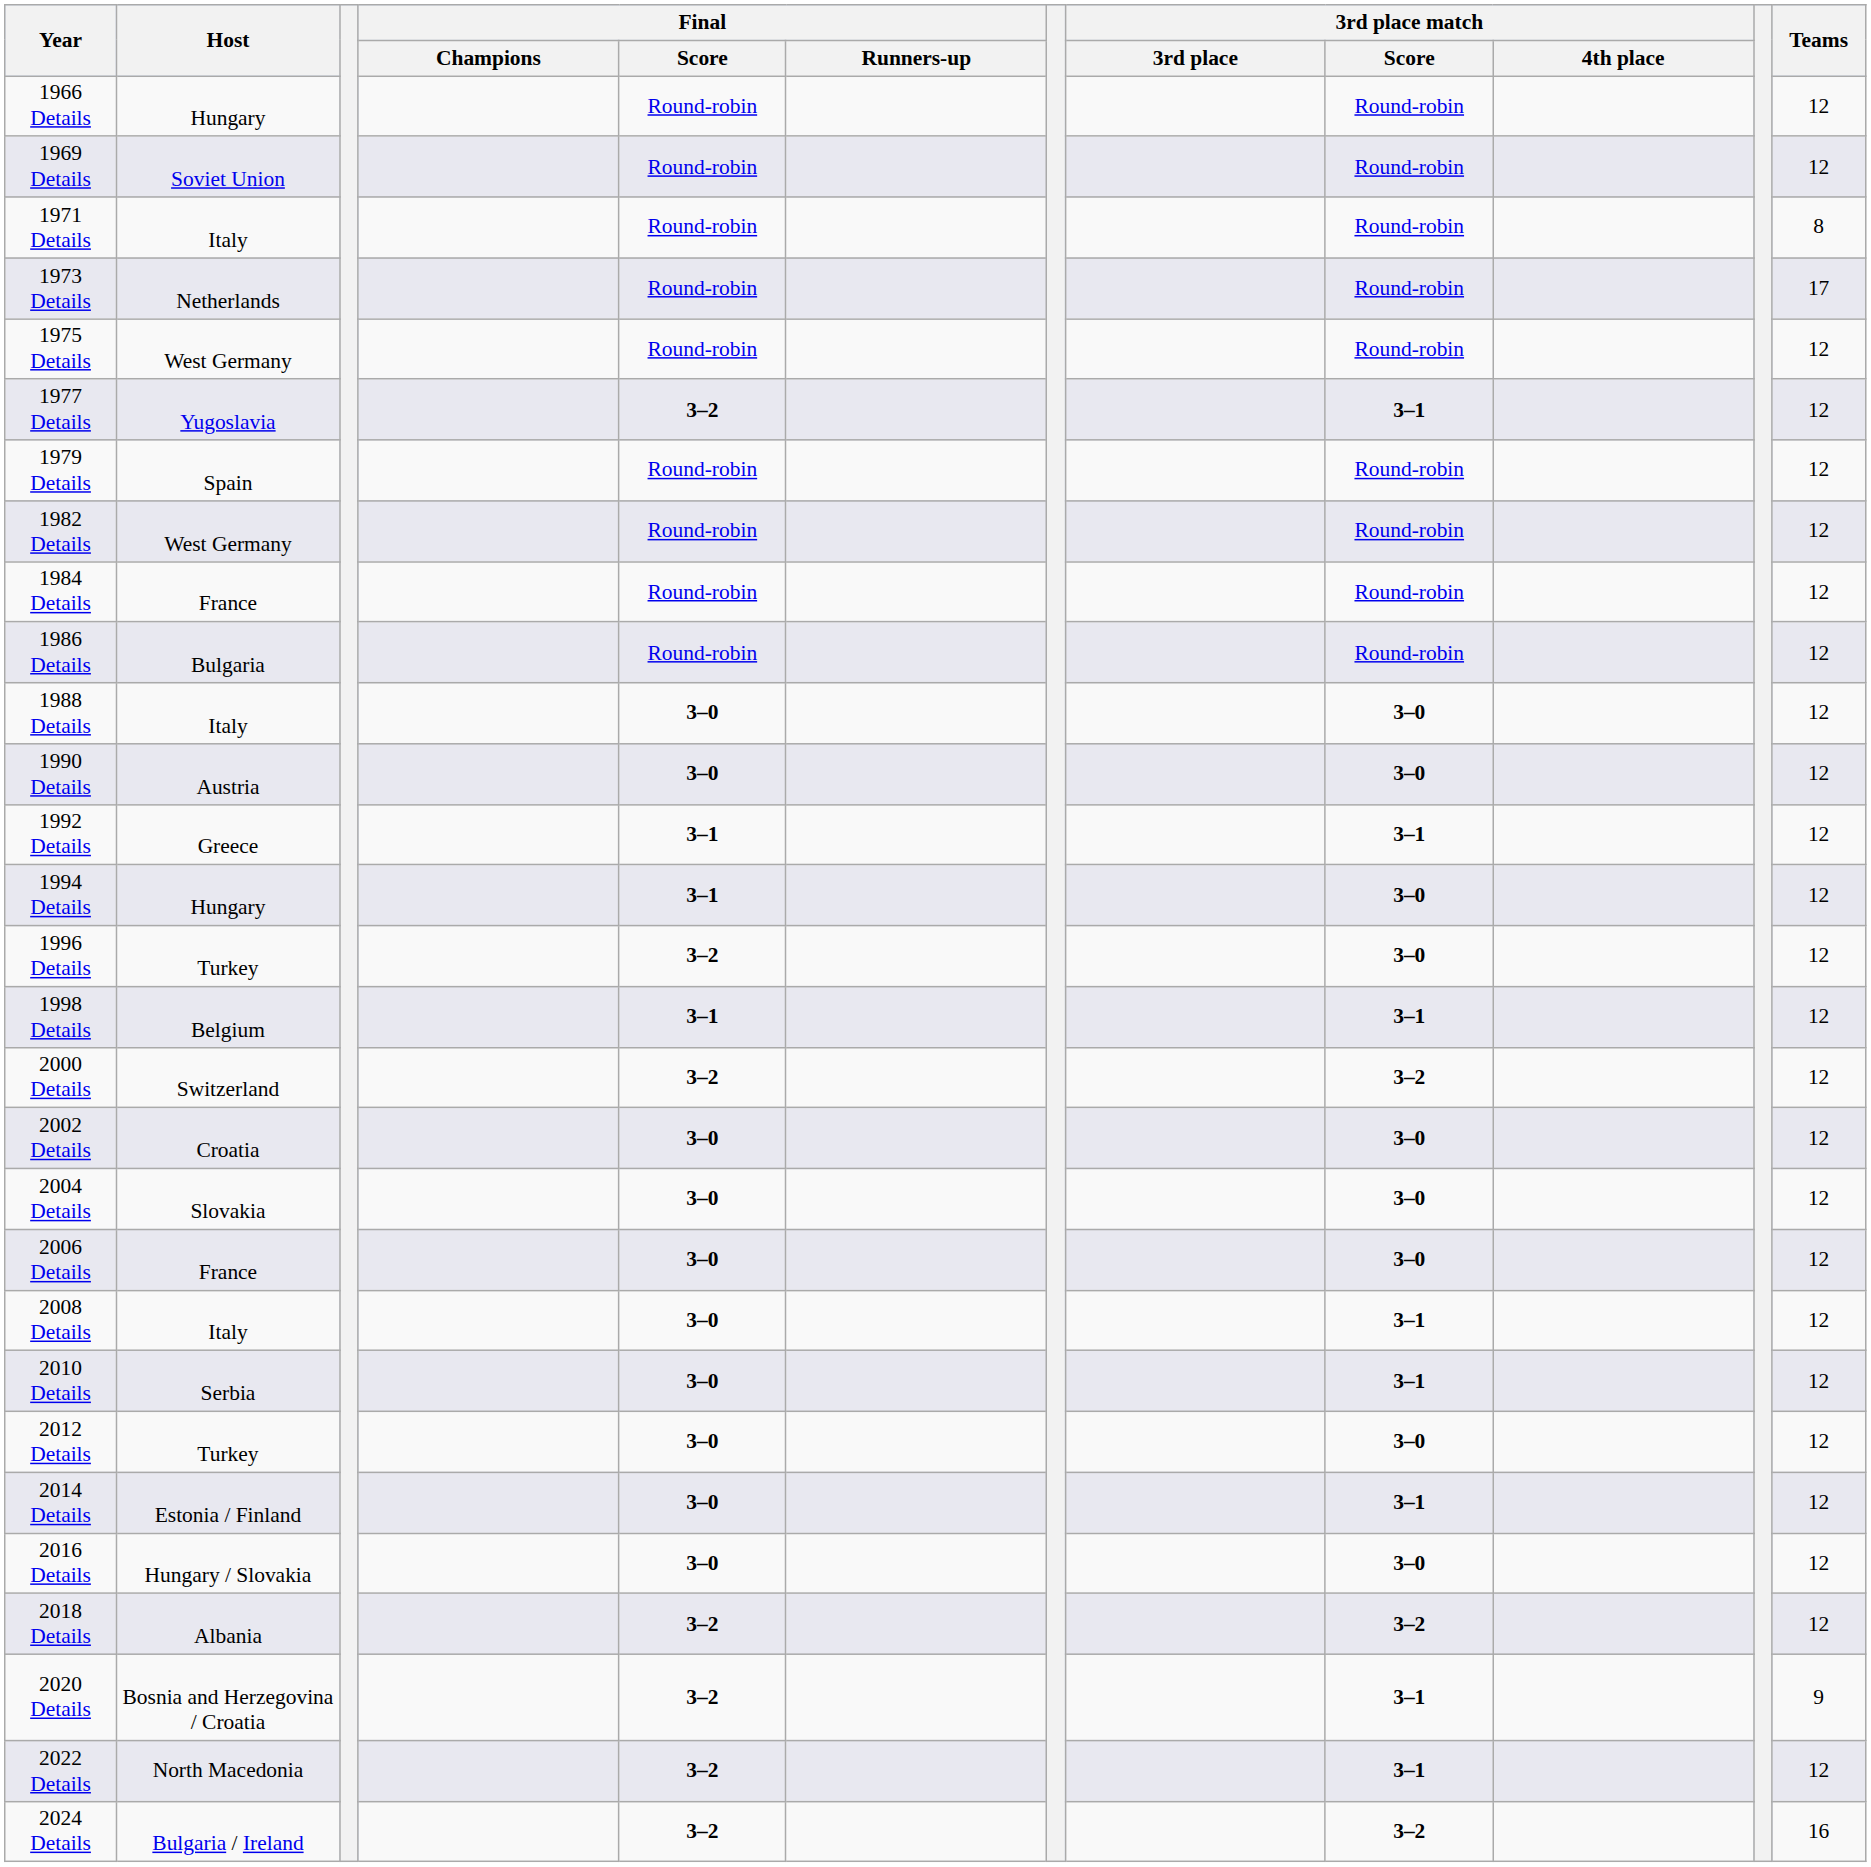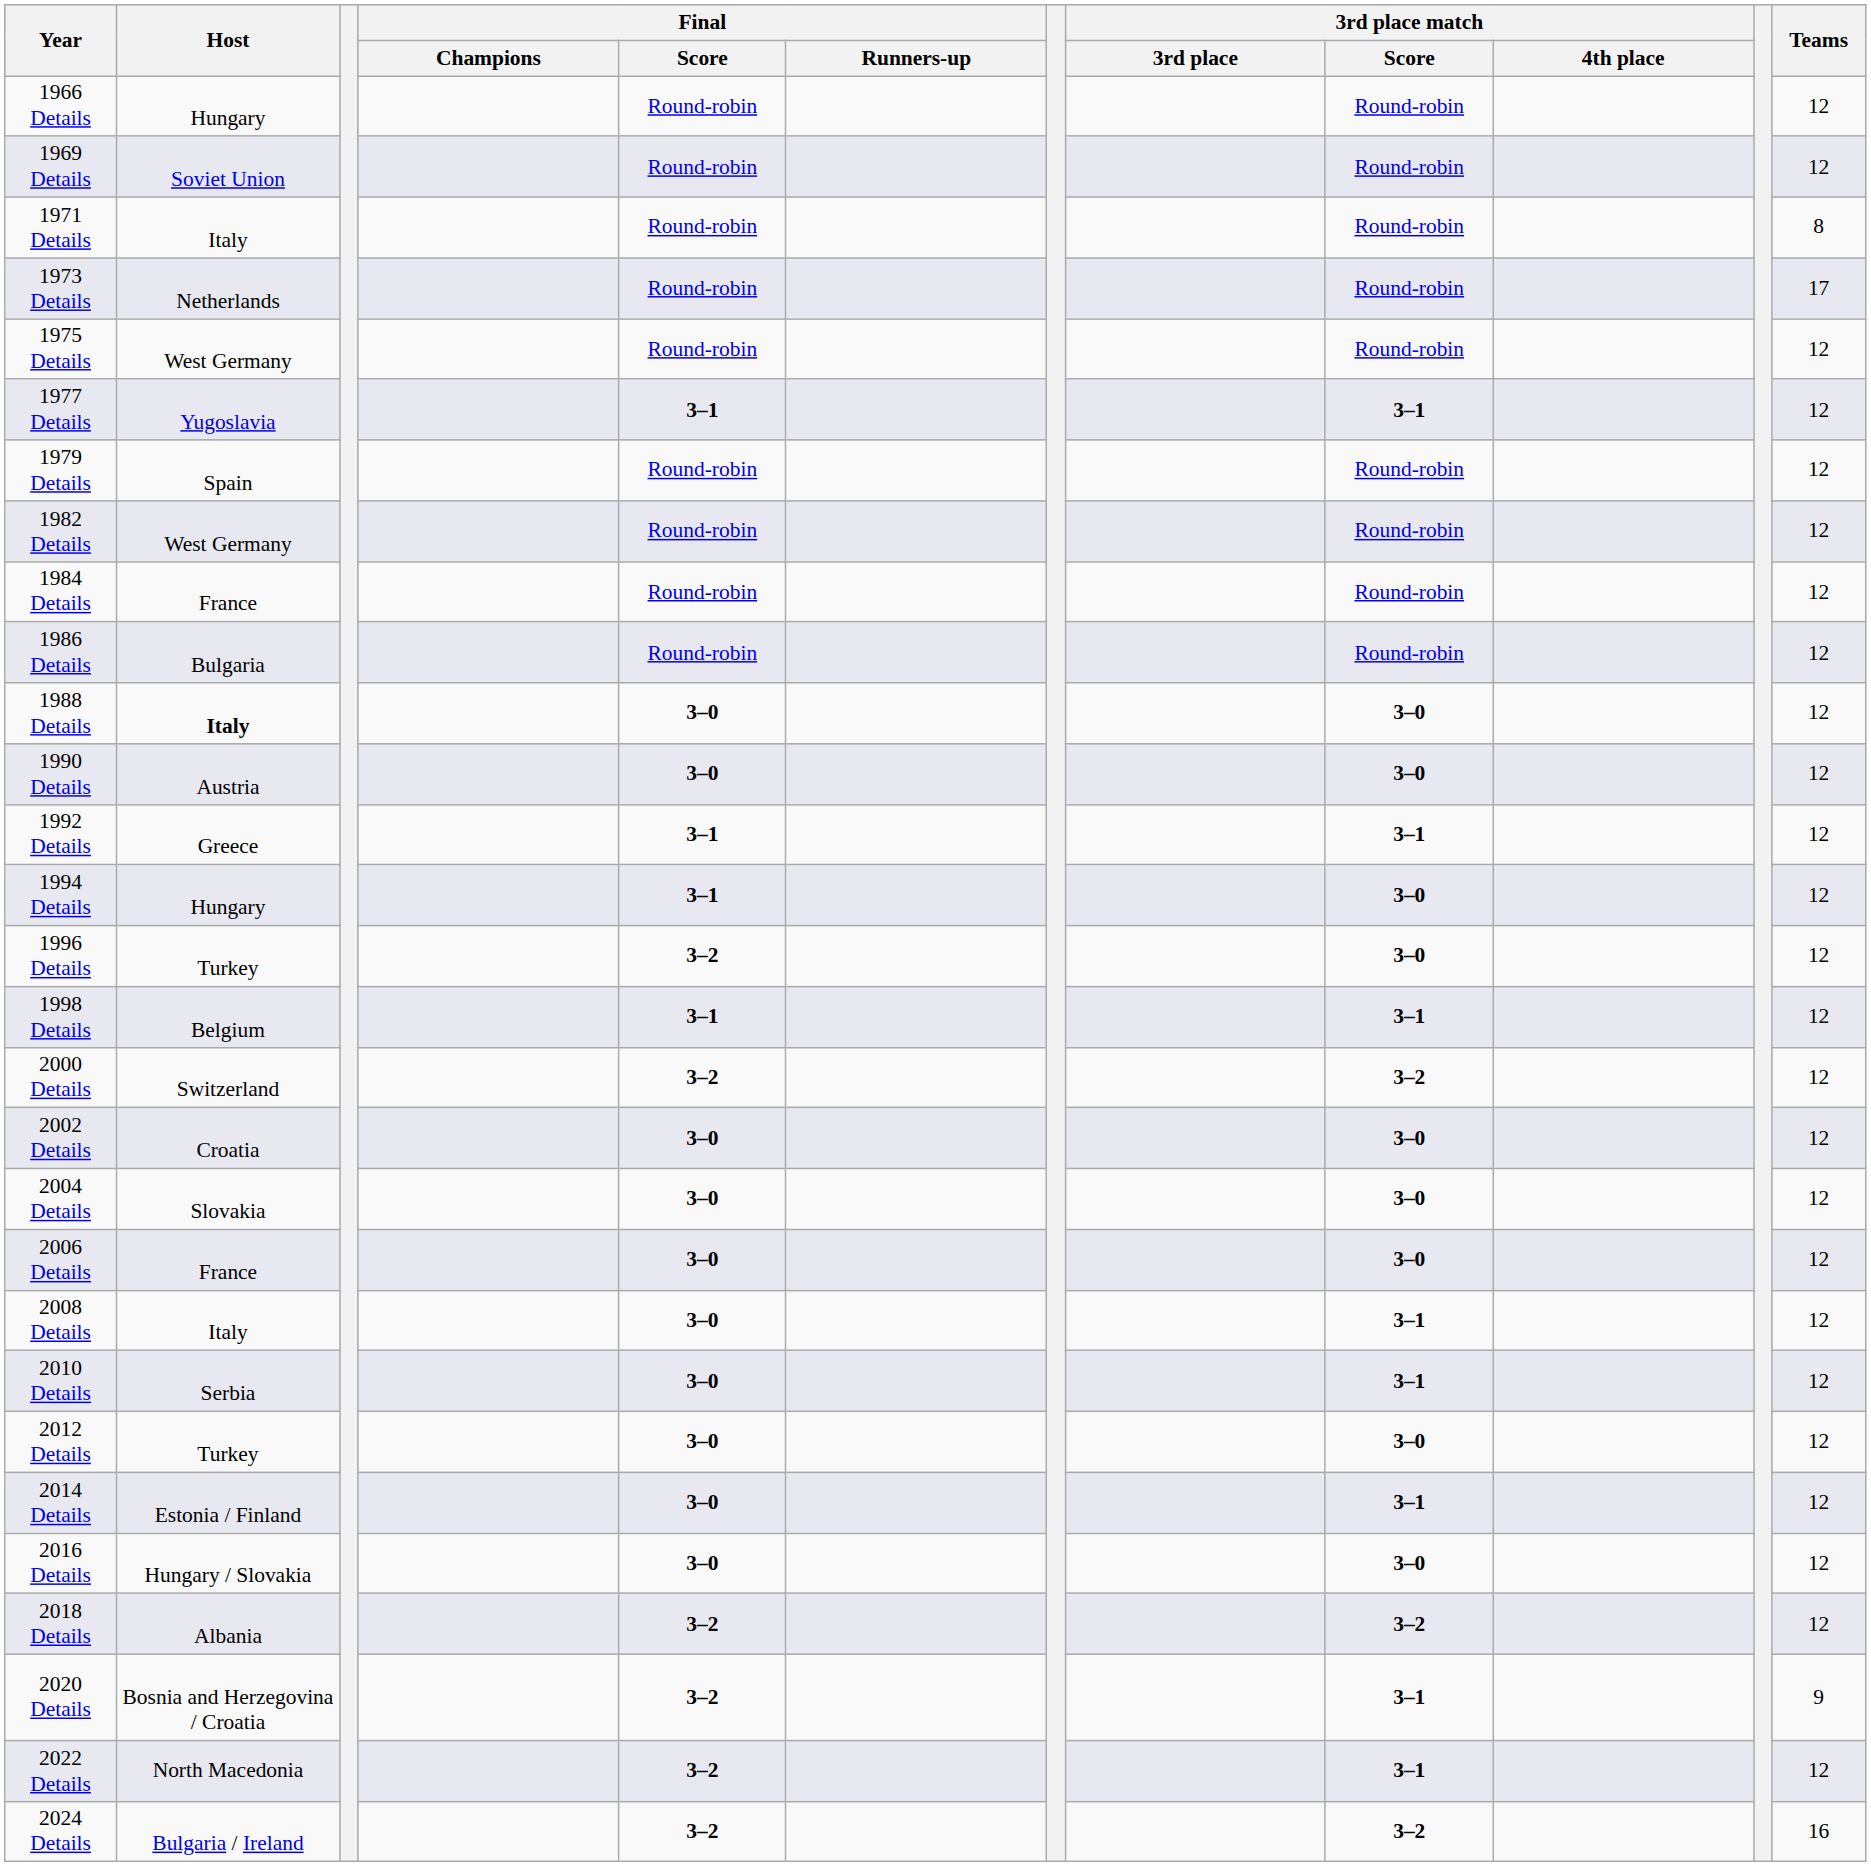(702, 409) 3–2 -> (702, 409) 3–1
(228, 725) normal -> (228, 725) bold
